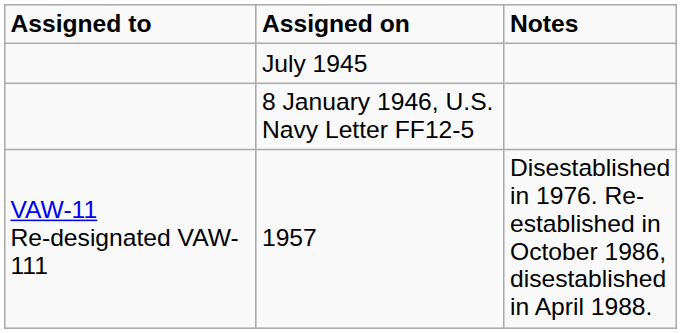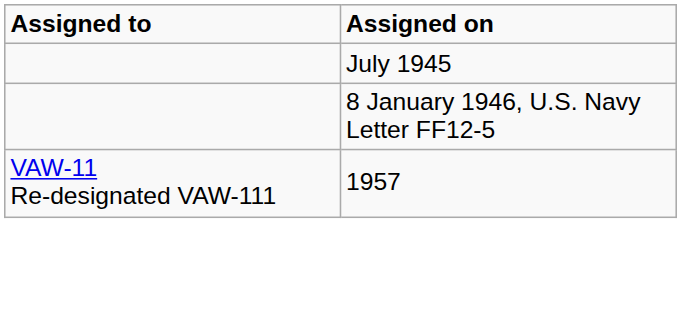- column: (544, 24)
